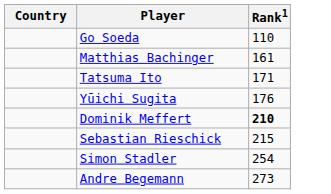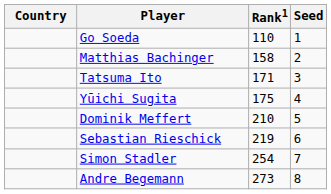+ column: (309, 16)
(263, 58) 161 -> (263, 58) 158
(263, 98) 176 -> (263, 98) 175
(263, 118) bold -> (263, 118) normal
(263, 138) 215 -> (263, 138) 219
